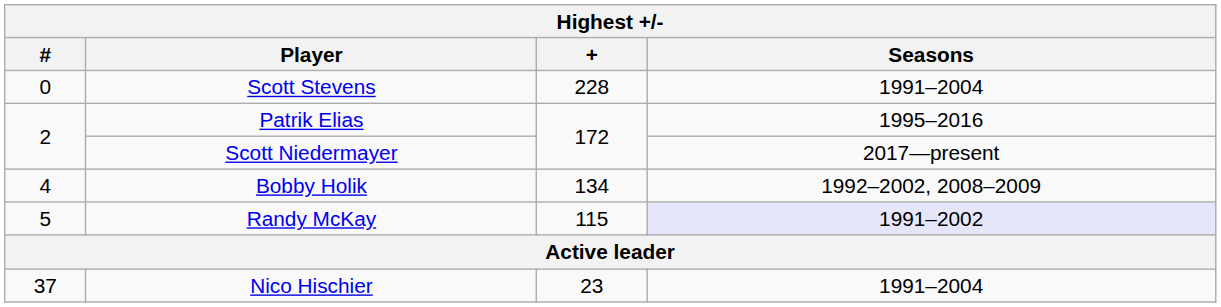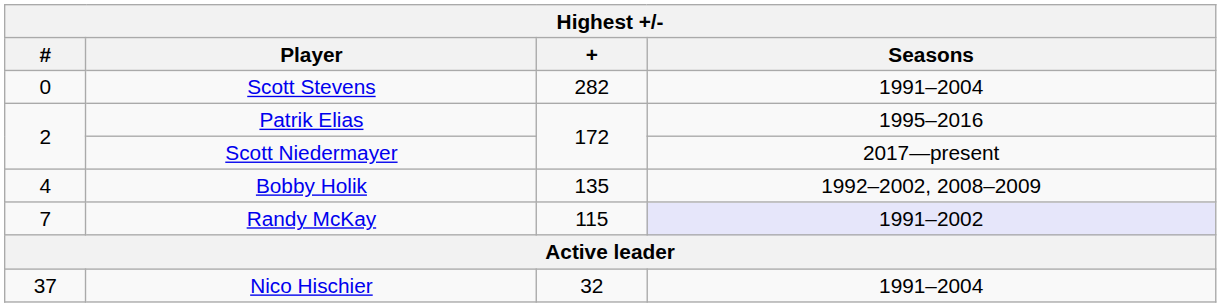(592, 87) 228 -> (592, 87) 282
(592, 186) 134 -> (592, 186) 135
(45, 219) 5 -> (45, 219) 7
(592, 285) 23 -> (592, 285) 32
